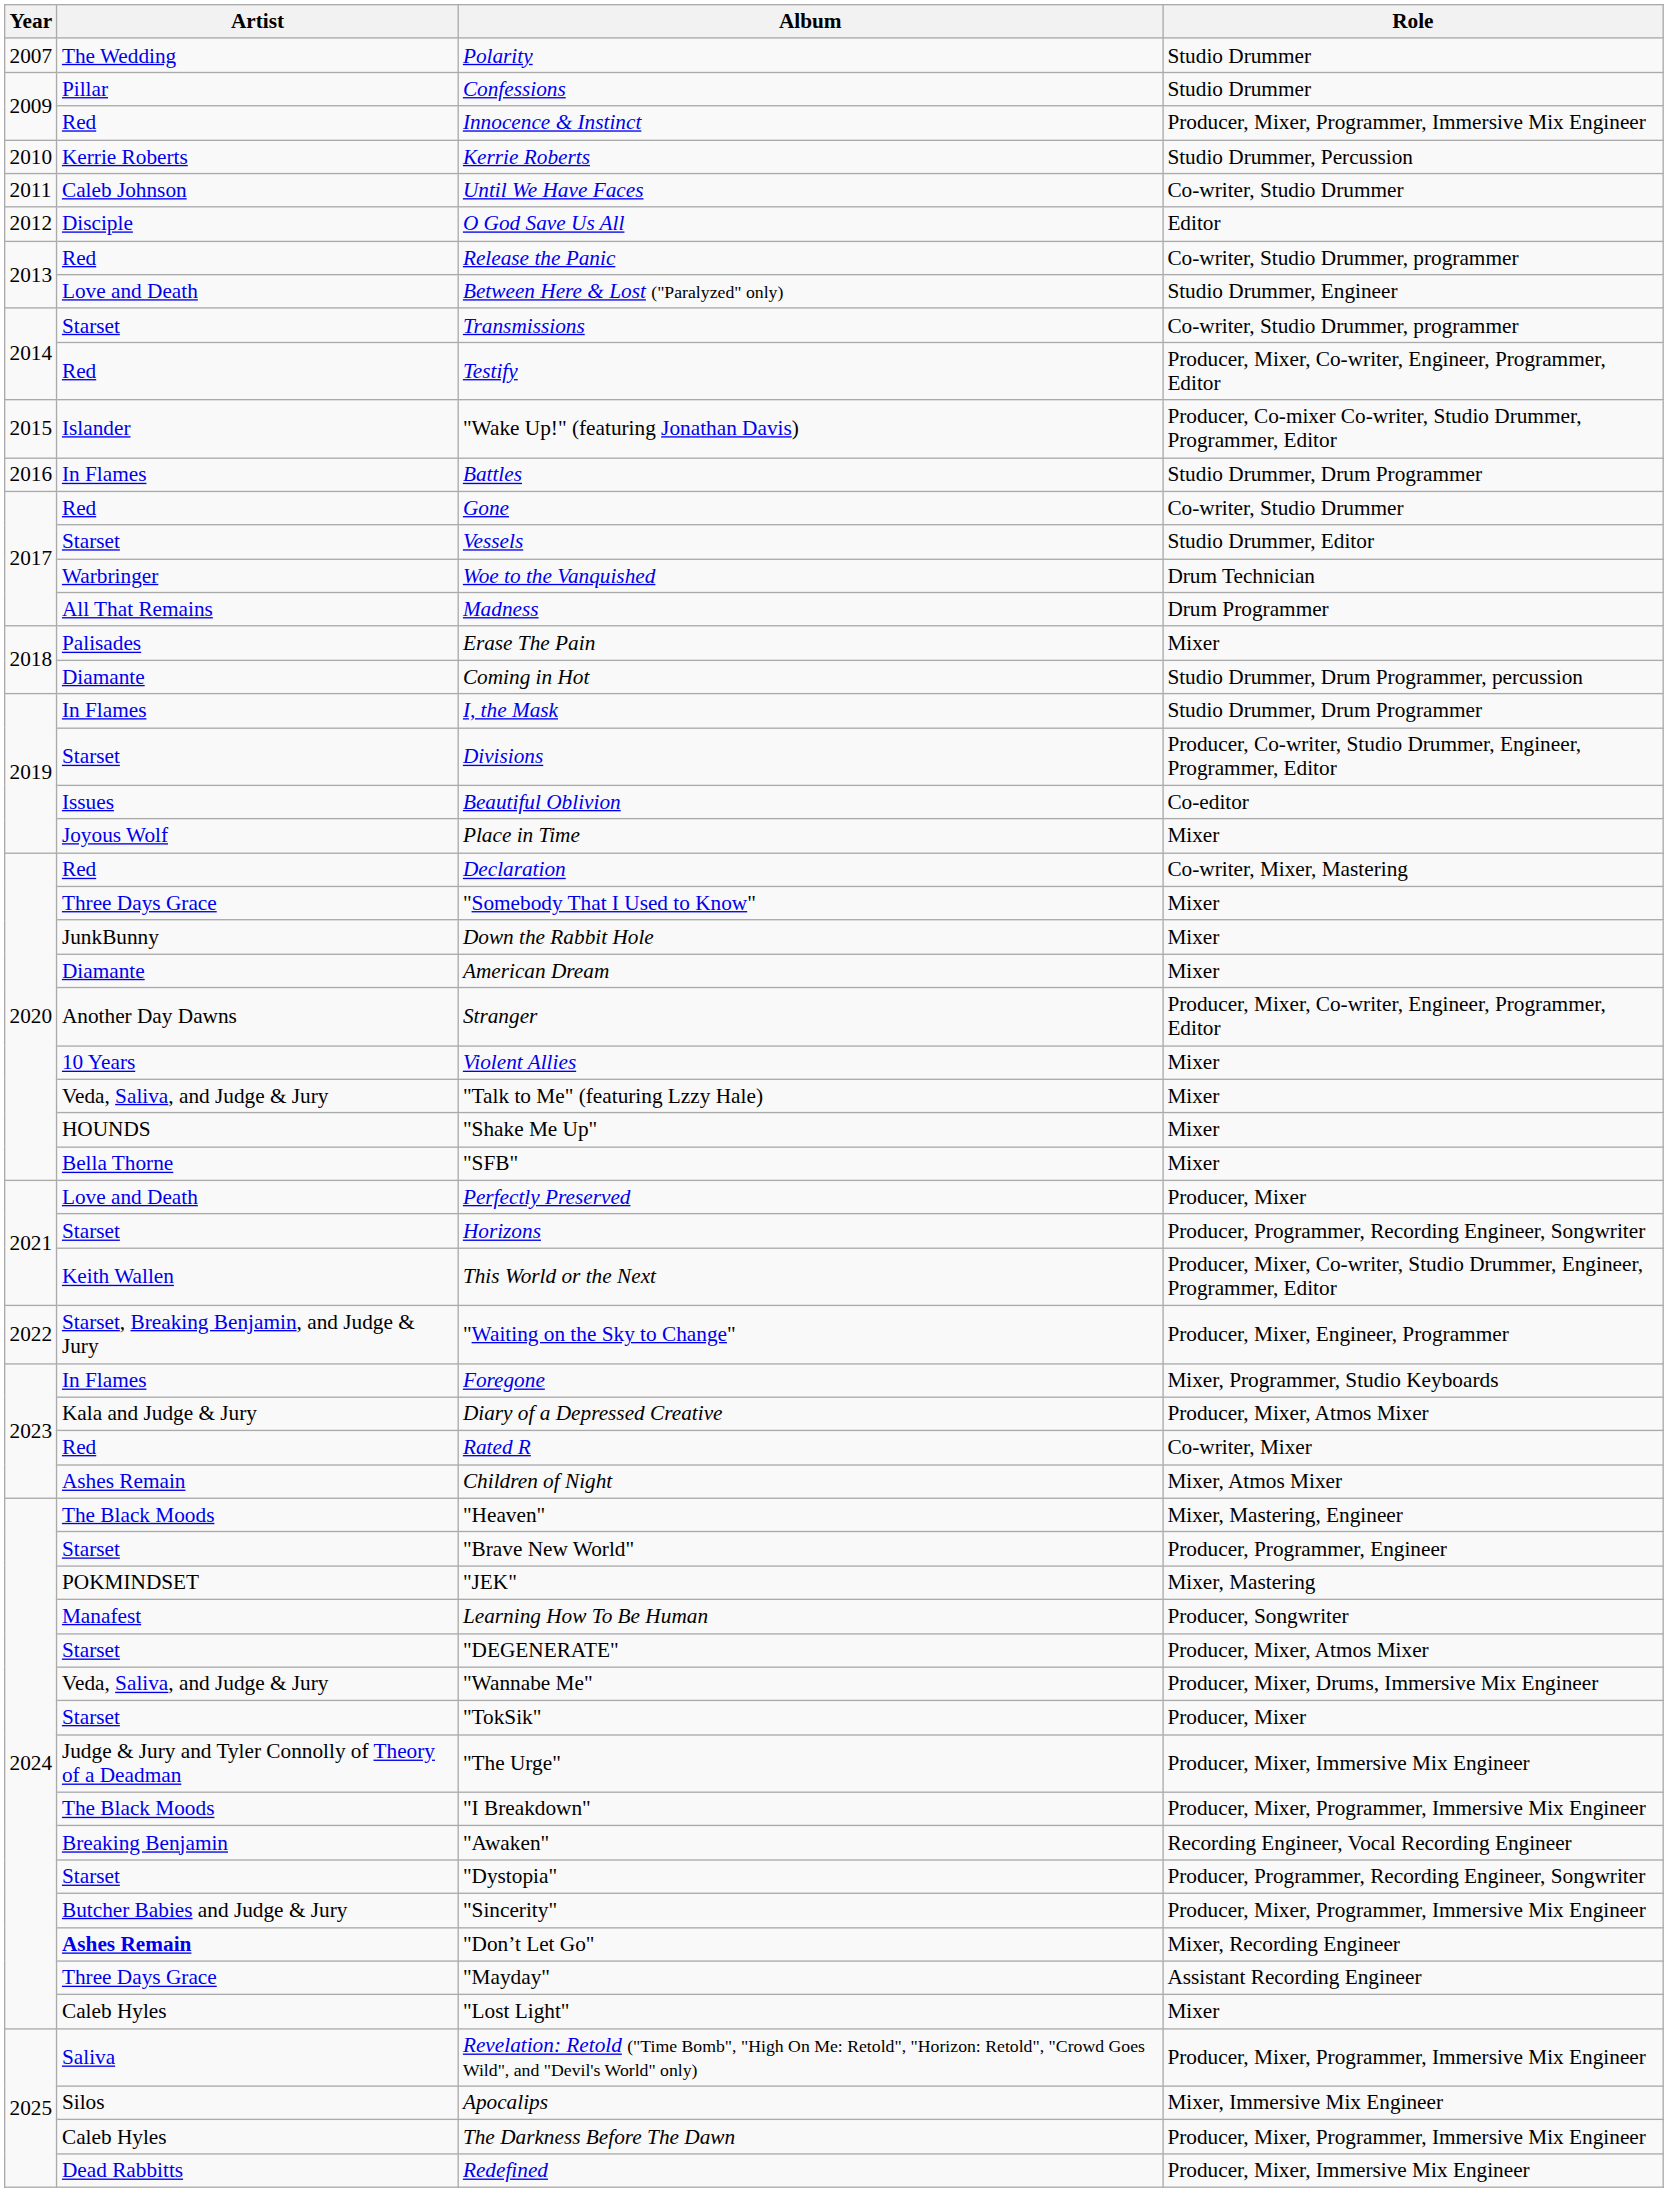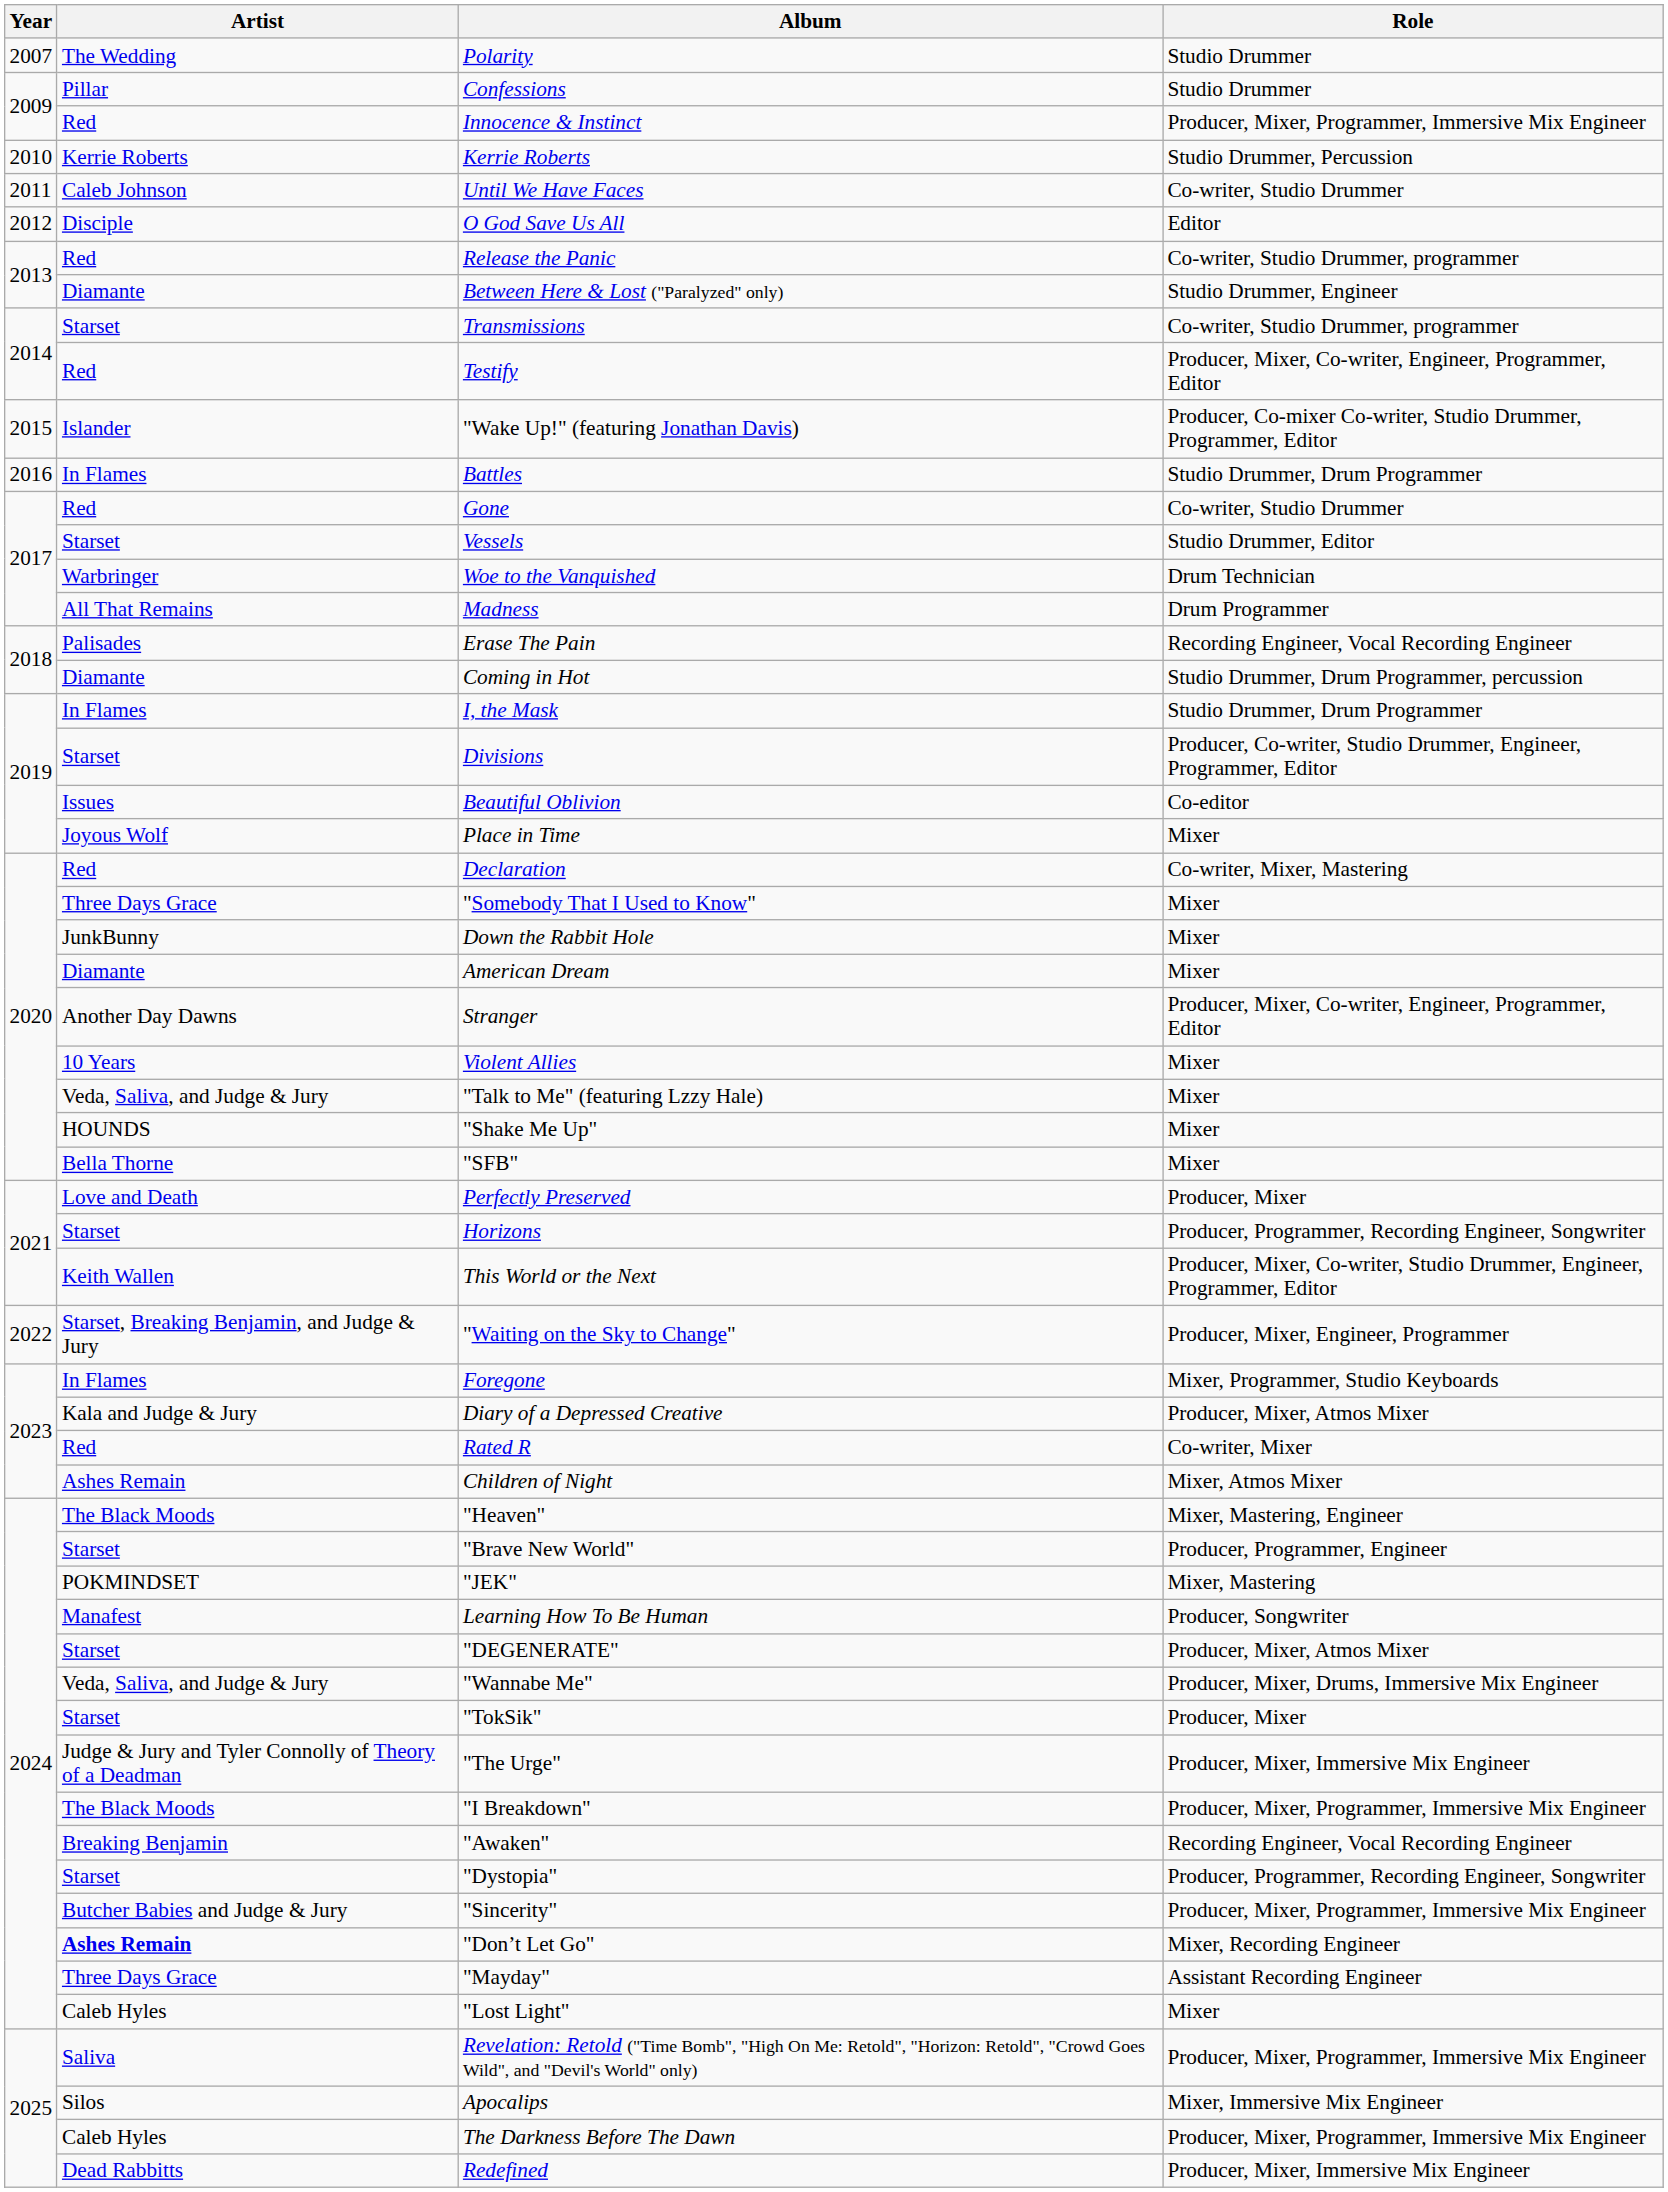(130, 291) Love and Death -> (103, 291) Diamante
(1193, 642) Mixer -> (1370, 642) Recording Engineer, Vocal Recording Engineer
